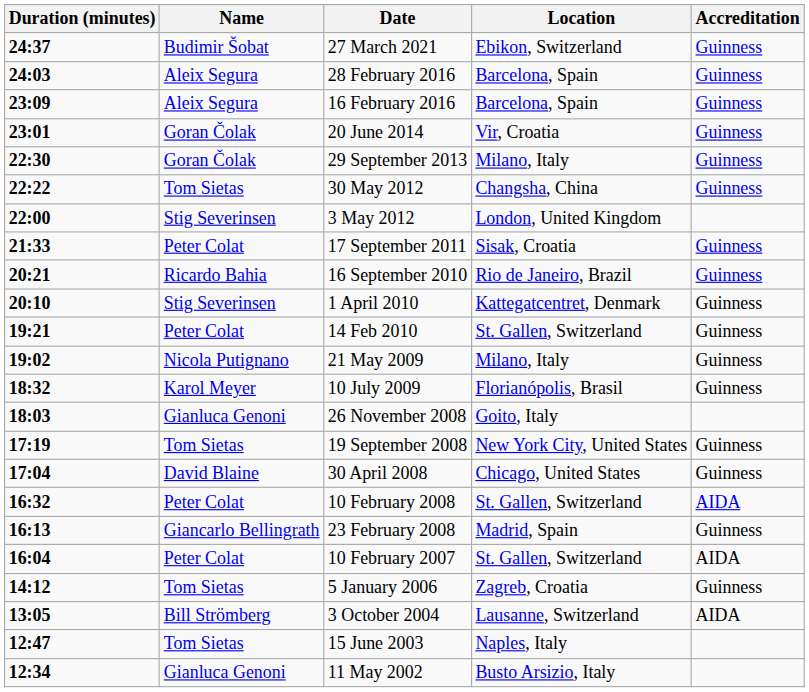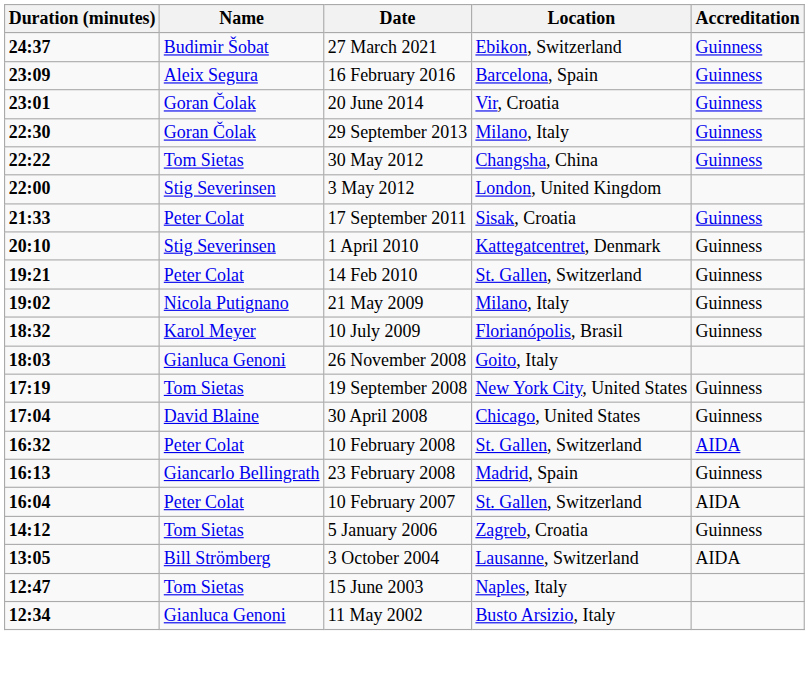- row: (392, 75)
- row: (397, 274)
